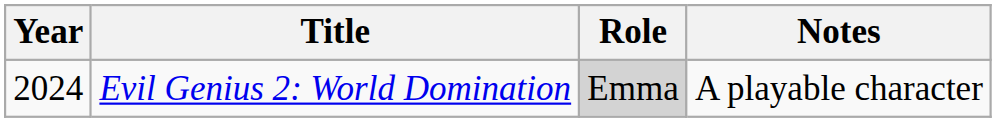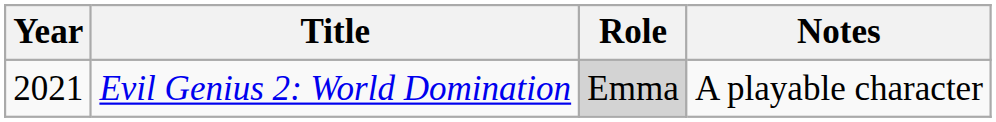(48, 87) 2024 -> (48, 87) 2021
